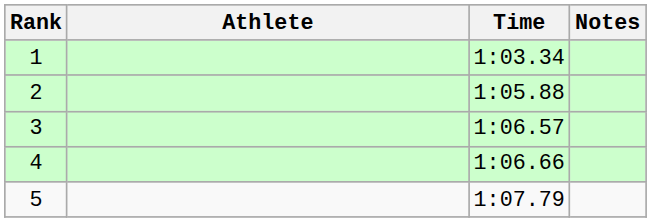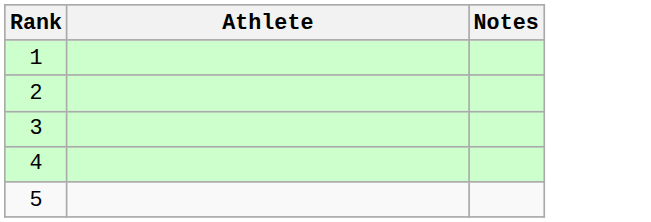- column: (519, 23)
